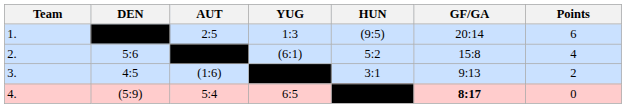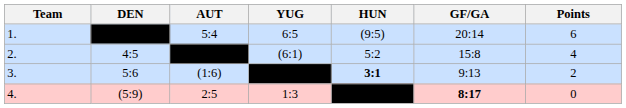(209, 34) 2:5 -> (209, 34) 5:4
(290, 34) 1:3 -> (290, 34) 6:5
(130, 53) 5:6 -> (130, 53) 4:5
(130, 73) 4:5 -> (130, 73) 5:6
(373, 73) normal -> (373, 73) bold
(209, 93) 5:4 -> (209, 93) 2:5
(290, 93) 6:5 -> (290, 93) 1:3
